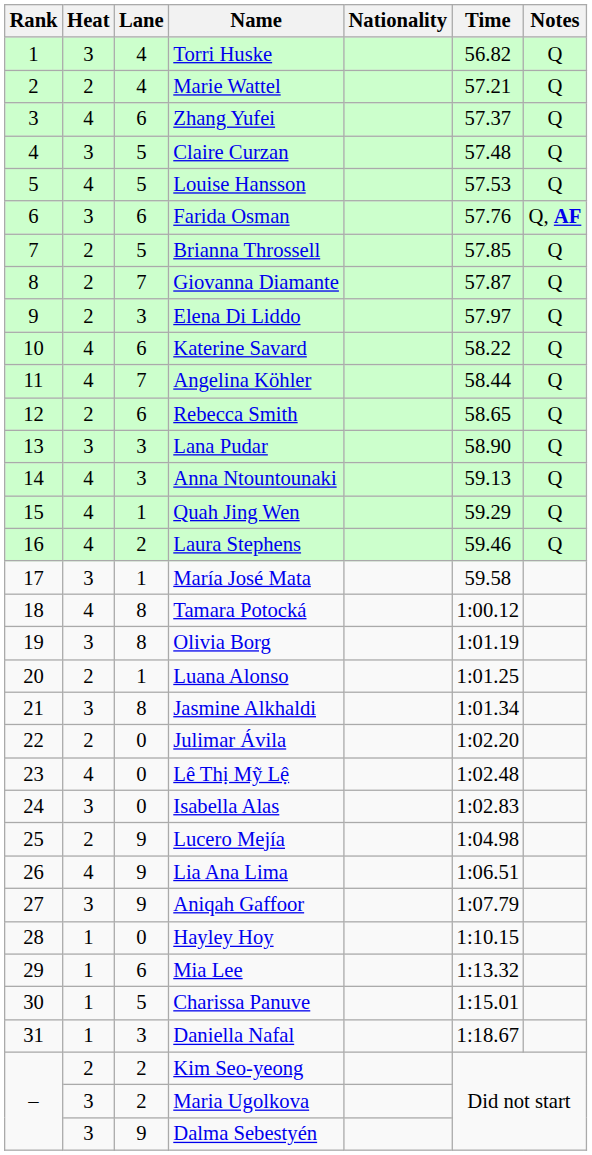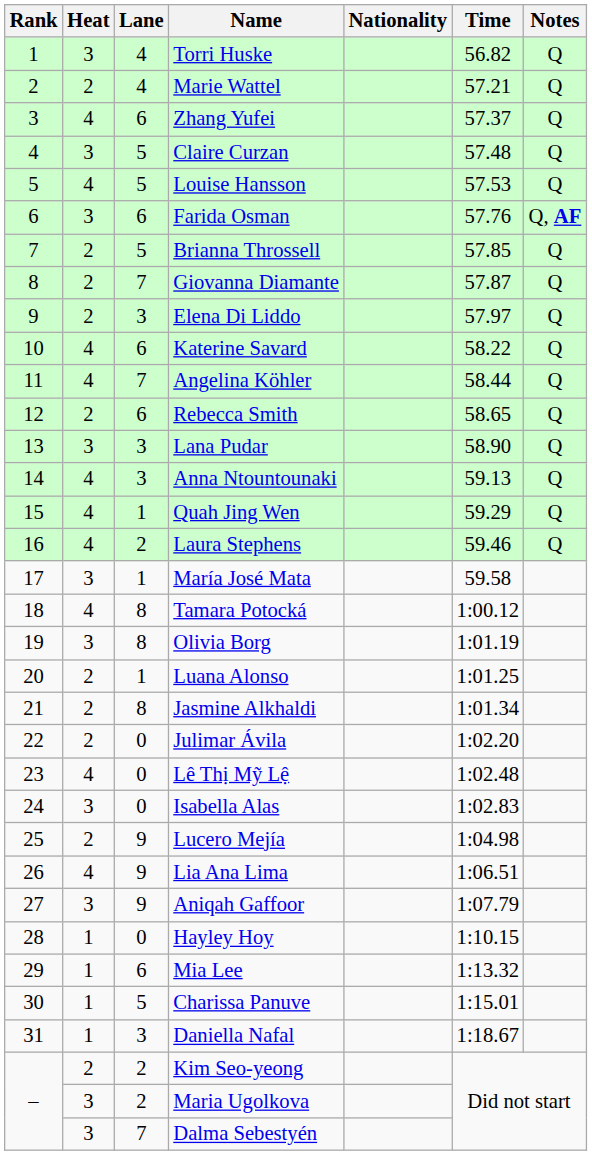(88, 708) 3 -> (88, 708) 2
(141, 1133) 9 -> (141, 1133) 7
